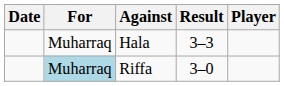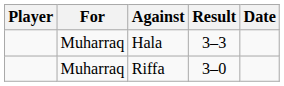columns swapped: (253, 17) <-> (24, 17)
(80, 68) lightblue background -> (92, 68) no background
